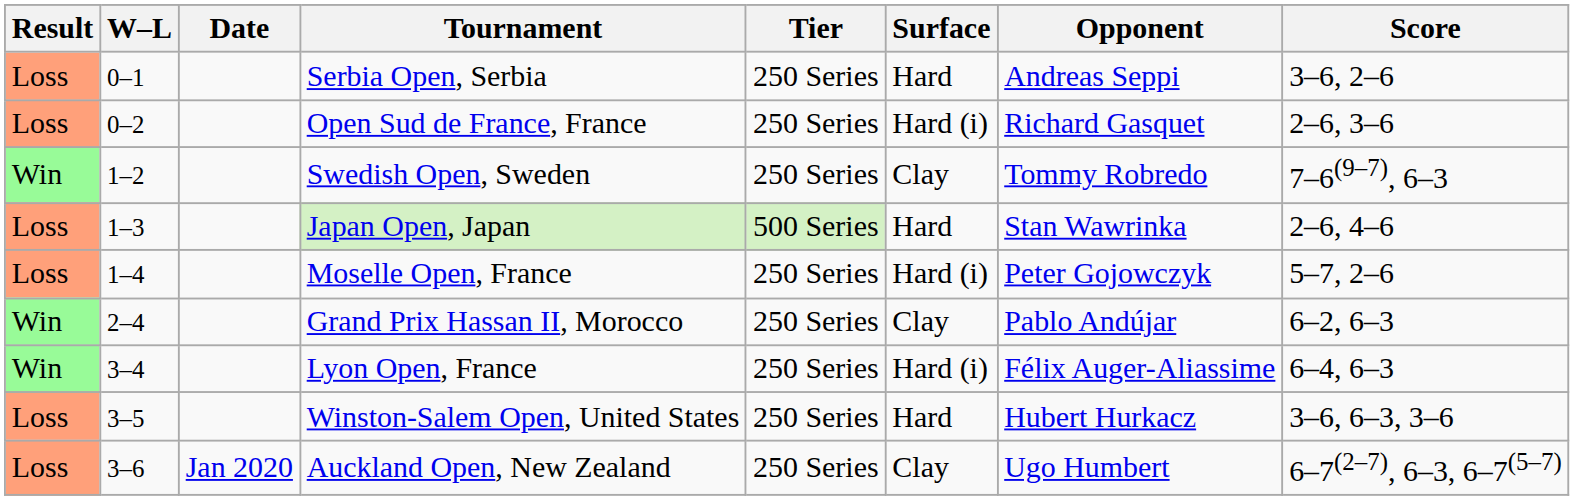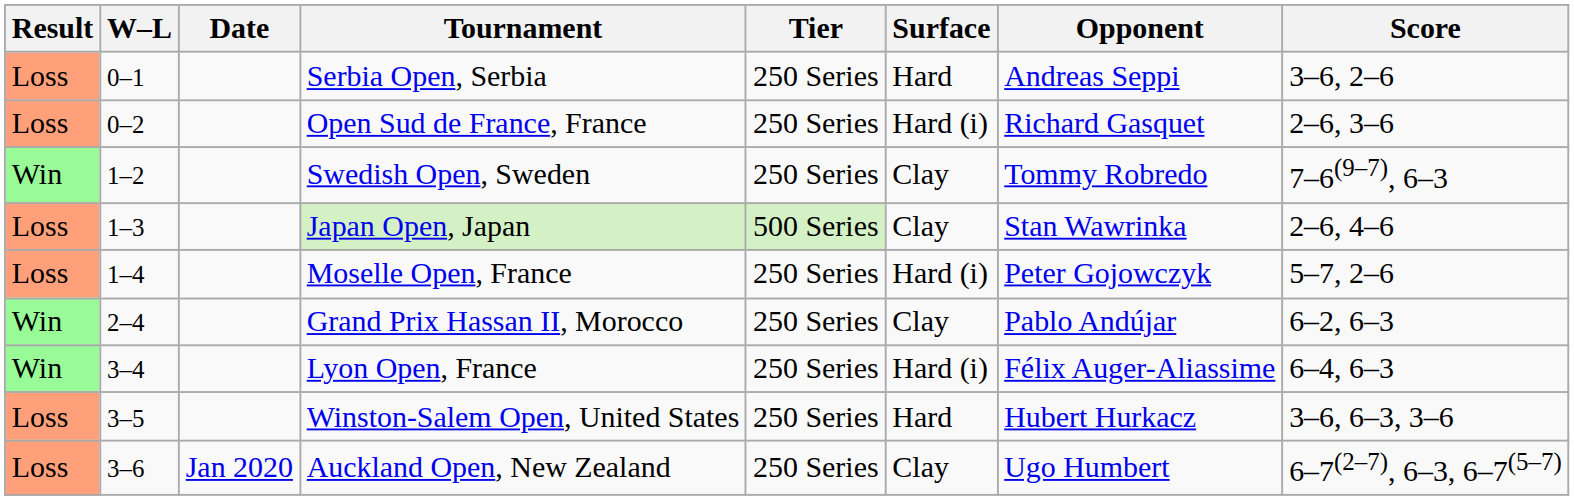(922, 226) Hard -> (921, 226) Clay
